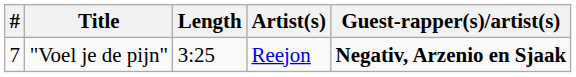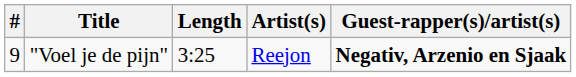(15, 54) 7 -> (15, 54) 9
